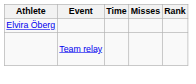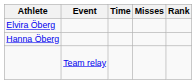+ row: (33, 39)
